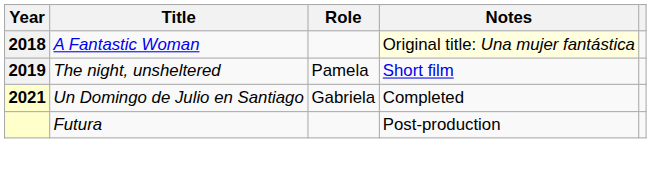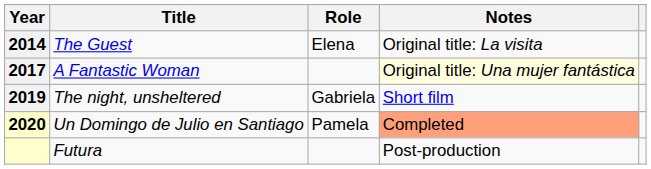+ row: (93, 44)
(27, 44) 2018 -> (27, 71) 2017
(340, 71) Pamela -> (343, 97) Gabriela
(27, 97) 2021 -> (27, 124) 2020
(343, 97) Gabriela -> (340, 124) Pamela
(423, 97) no background -> (423, 124) lightsalmon background
